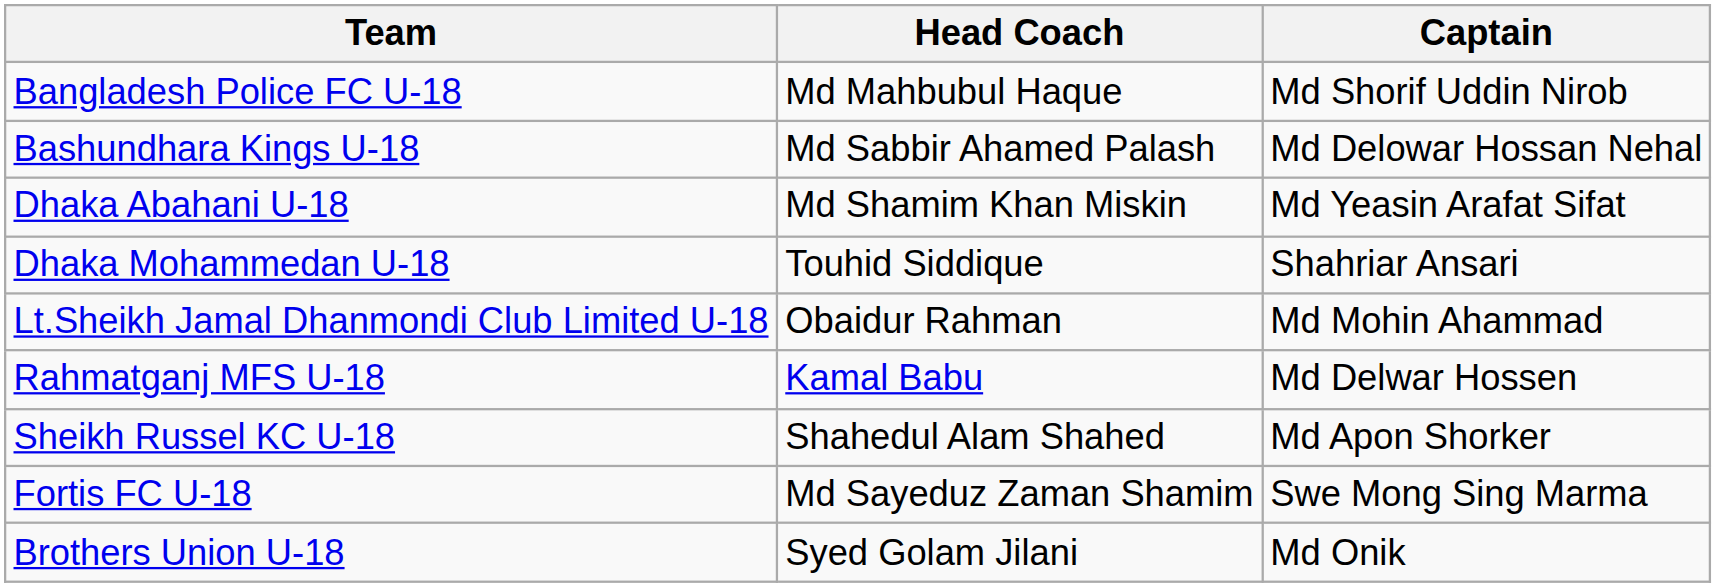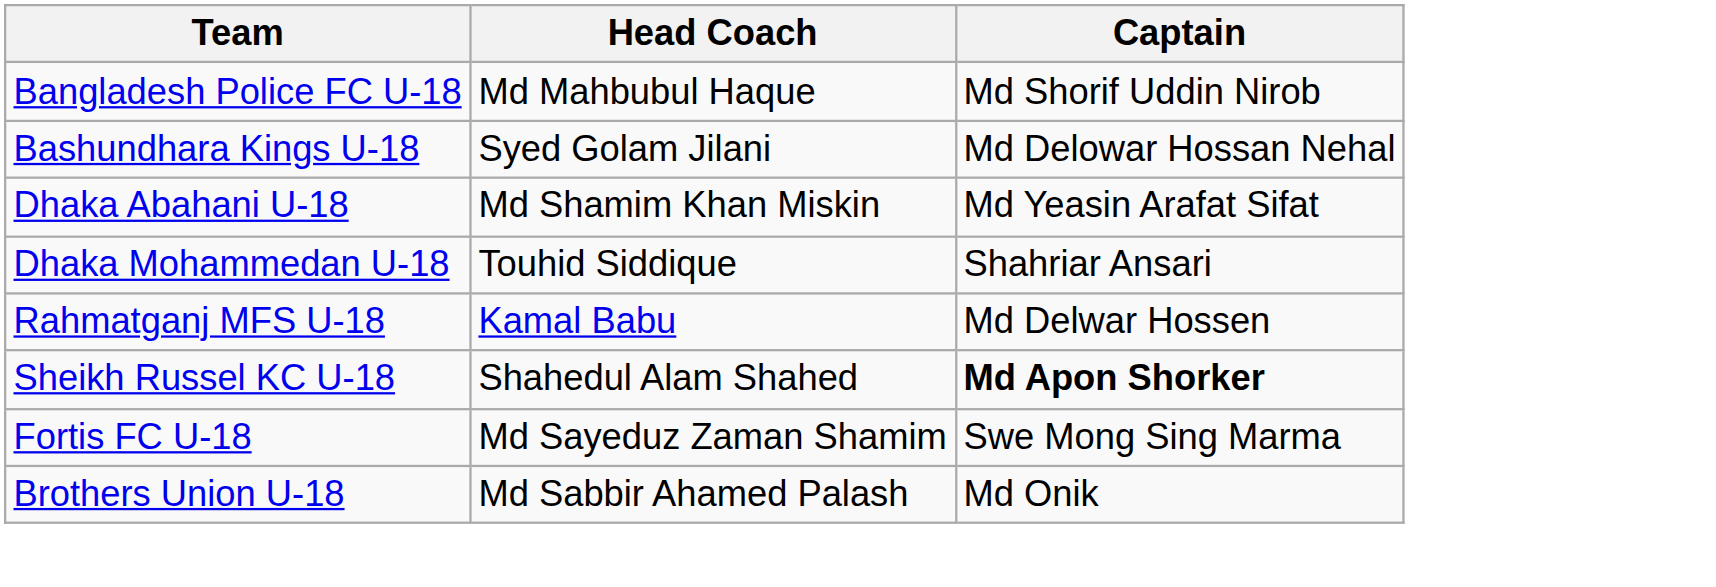(1000, 148) Md Sabbir Ahamed Palash -> (625, 148) Syed Golam Jilani
- row: (391, 321)
(1411, 436) normal -> (1114, 378) bold
(932, 551) Syed Golam Jilani -> (693, 494) Md Sabbir Ahamed Palash
